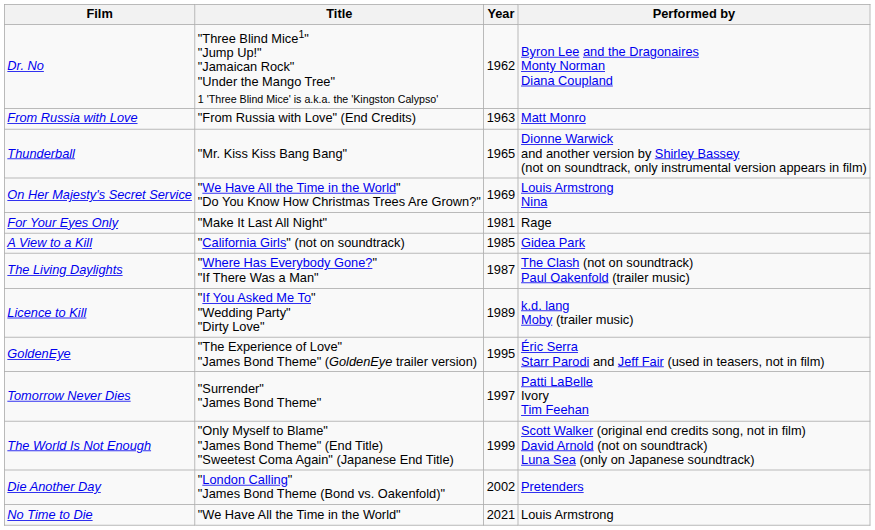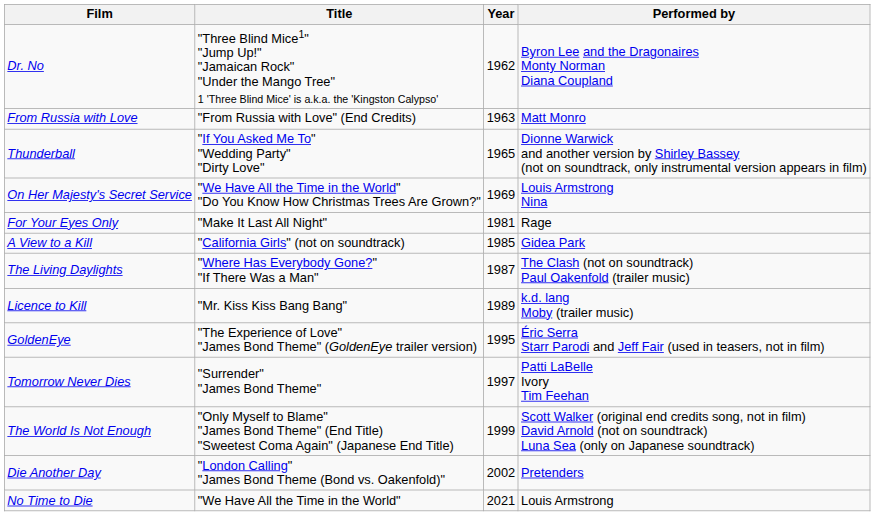(272, 153) "Mr. Kiss Kiss Bang Bang" -> (257, 153) "If You Asked Me To" "Wedding Party" "Dirty Love"
(257, 312) "If You Asked Me To" "Wedding Party" "Dirty Love" -> (272, 305) "Mr. Kiss Kiss Bang Bang"
